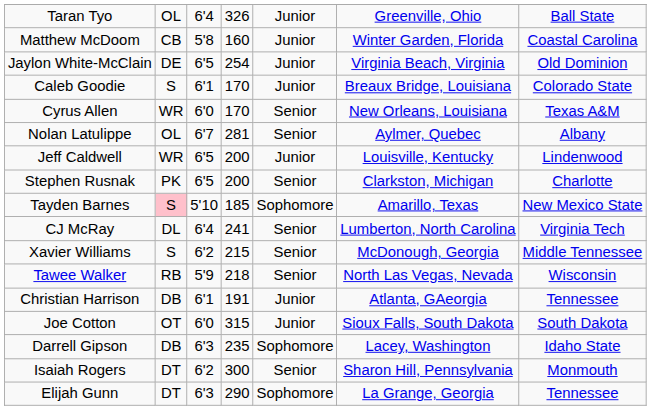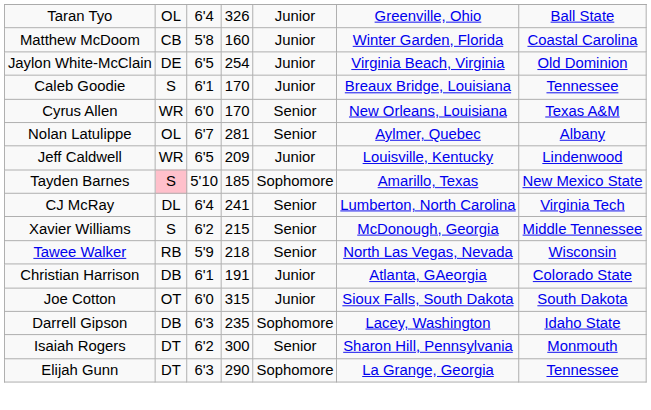(582, 87) Colorado State -> (582, 87) Tennessee
(237, 157) 200 -> (237, 157) 209
- row: (80, 181)
(582, 299) Tennessee -> (582, 275) Colorado State
